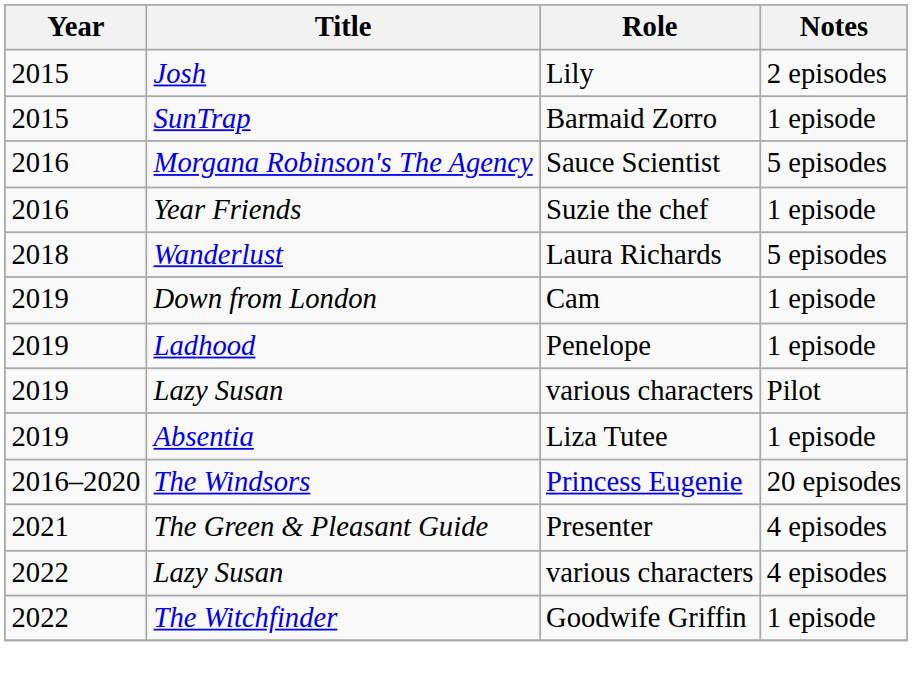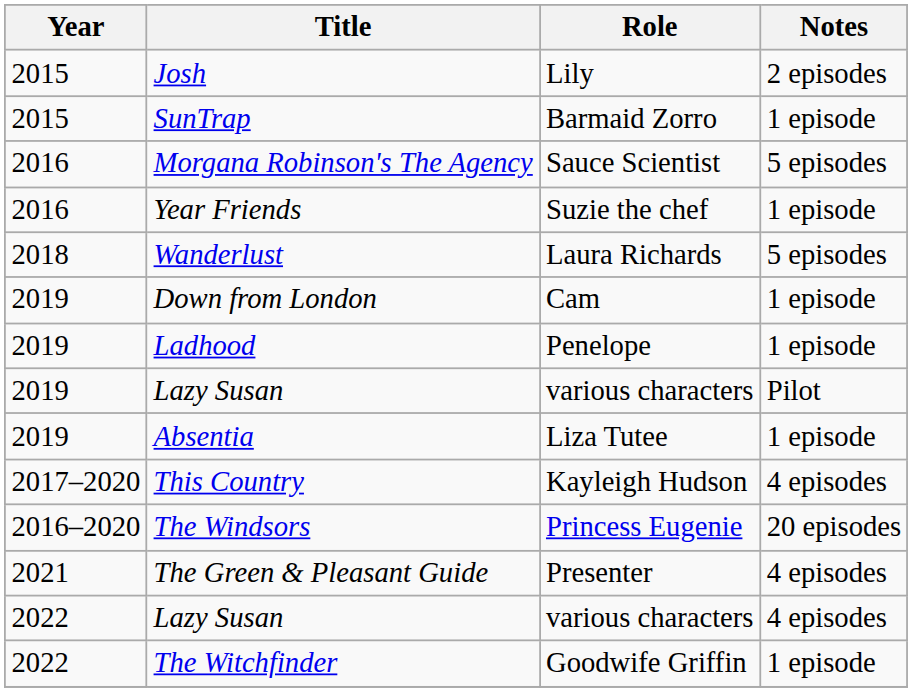+ row: (76, 481)
